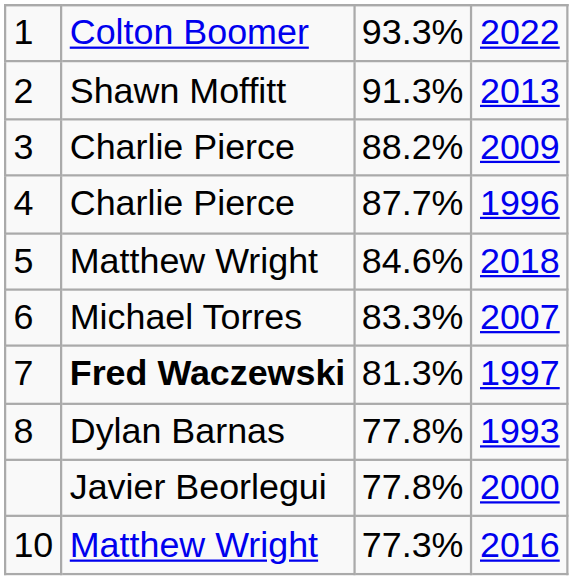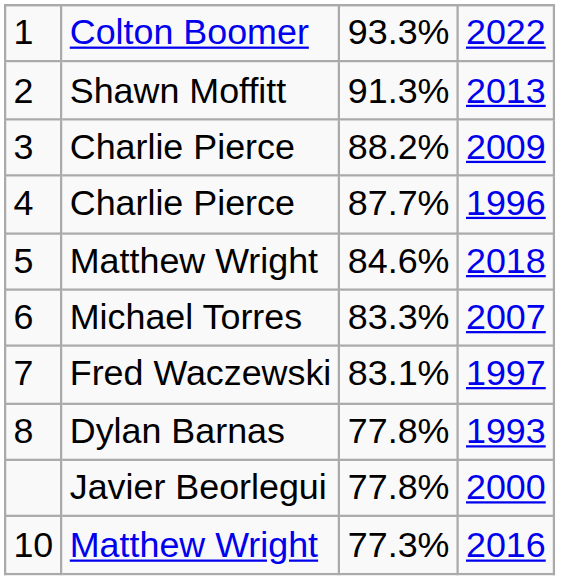(208, 373) bold -> (201, 373) normal
(413, 373) 81.3% -> (399, 373) 83.1%
